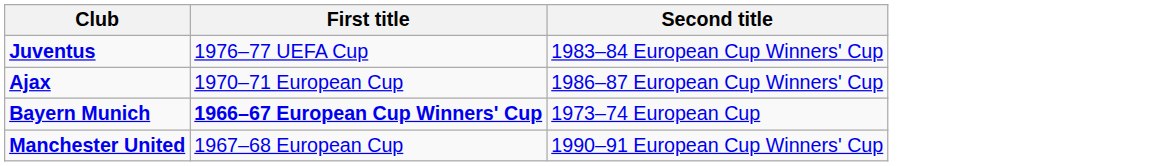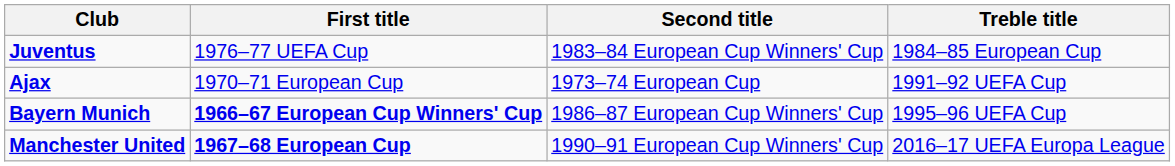+ column: (1029, 20)
(717, 82) 1986–87 European Cup Winners' Cup -> (656, 82) 1973–74 European Cup
(656, 113) 1973–74 European Cup -> (717, 113) 1986–87 European Cup Winners' Cup
(299, 144) normal -> (303, 144) bold
